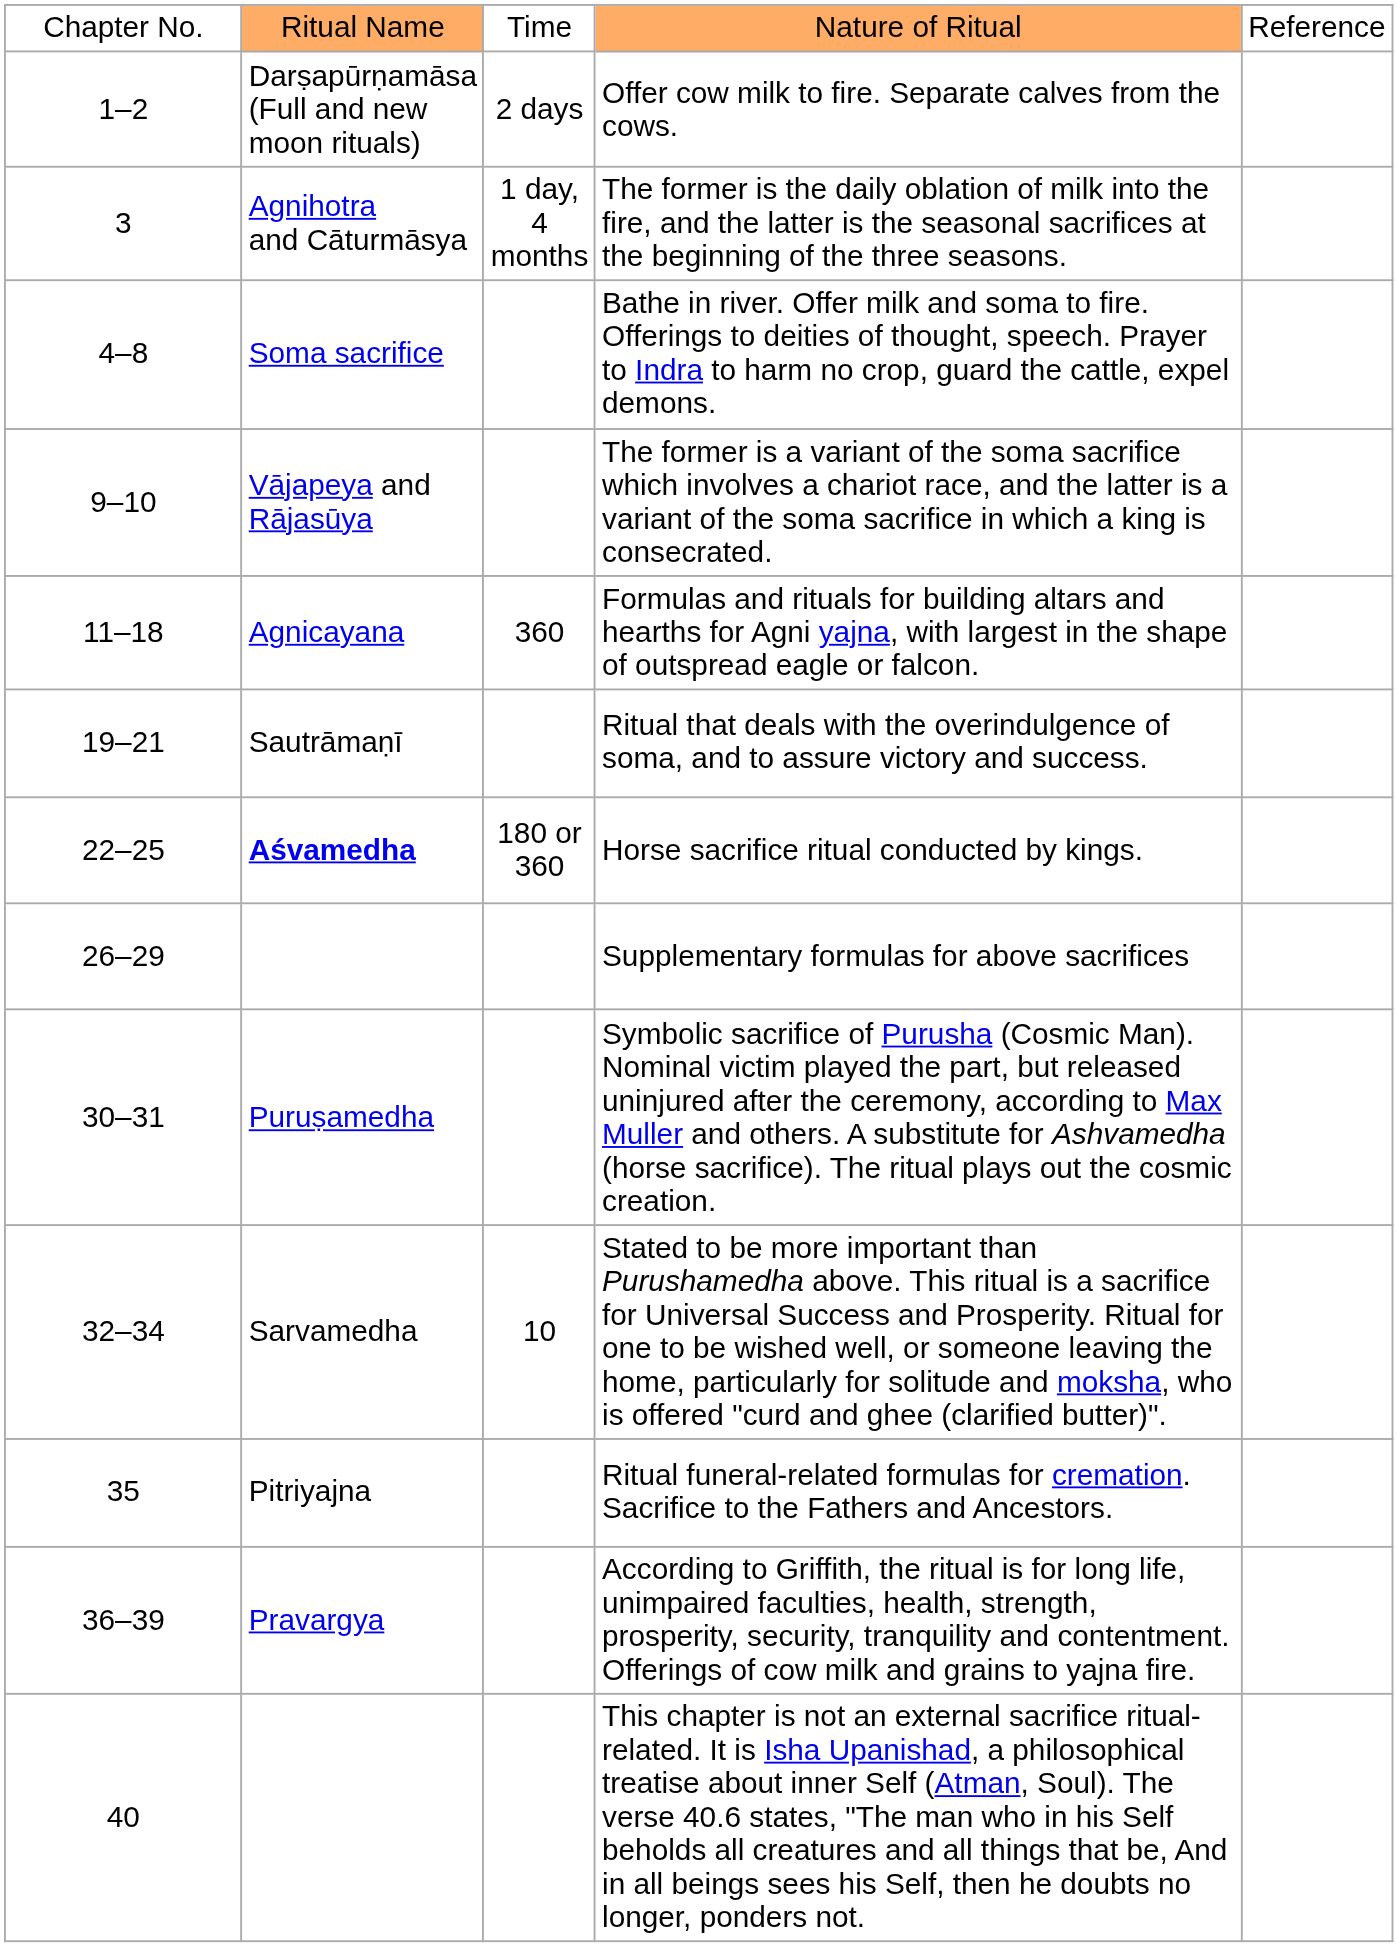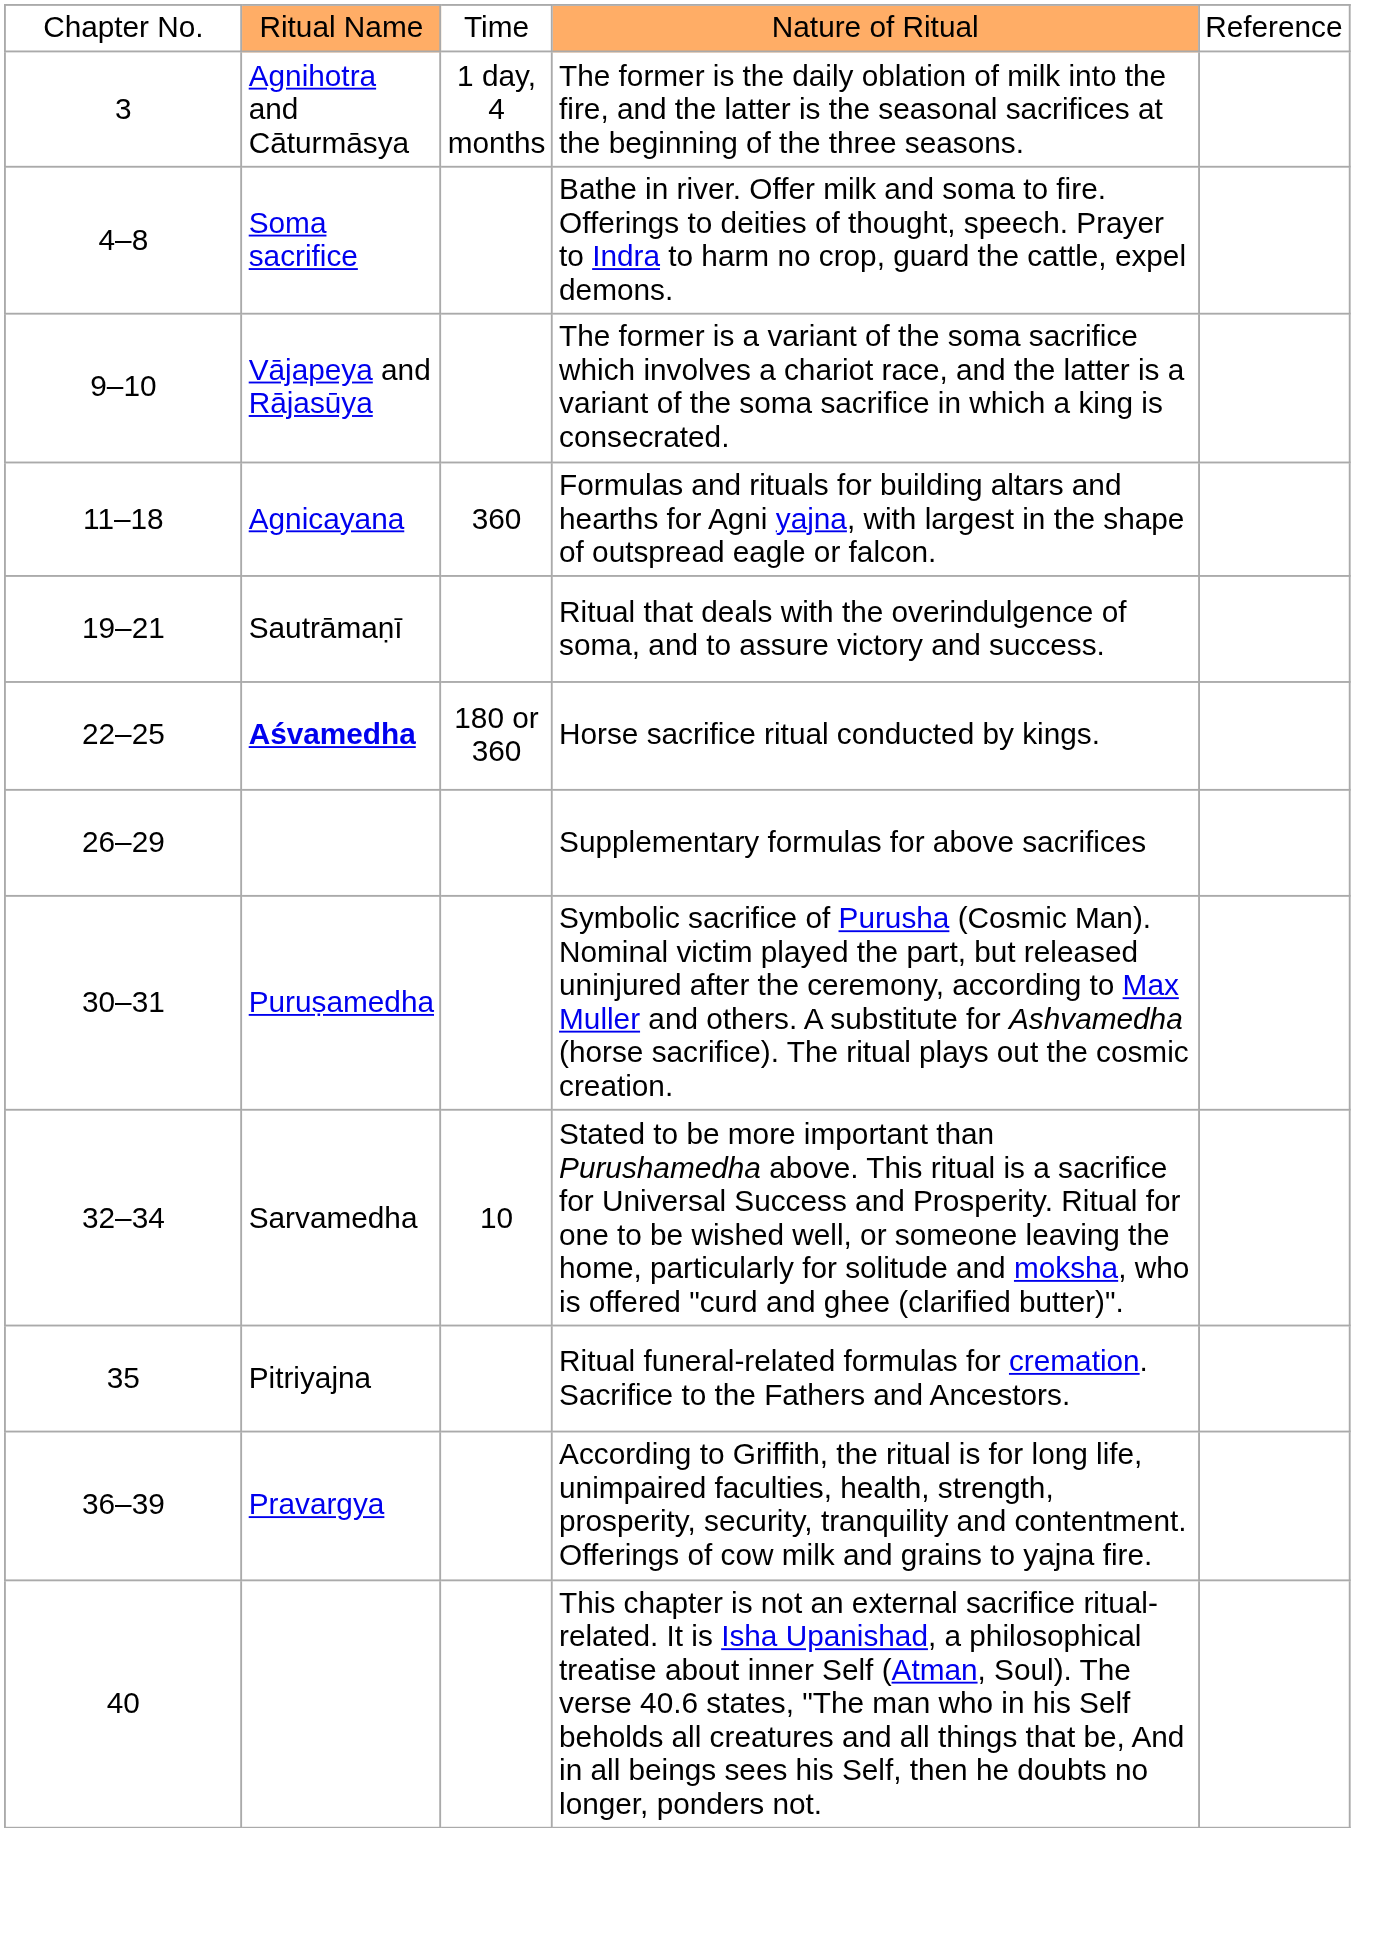- row: (911, 108)
